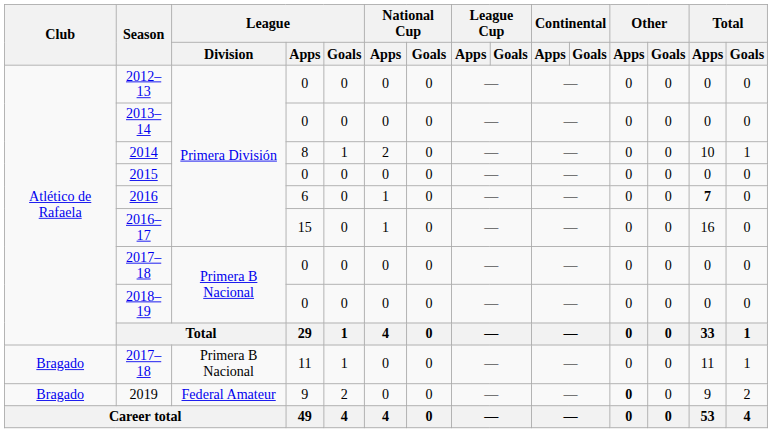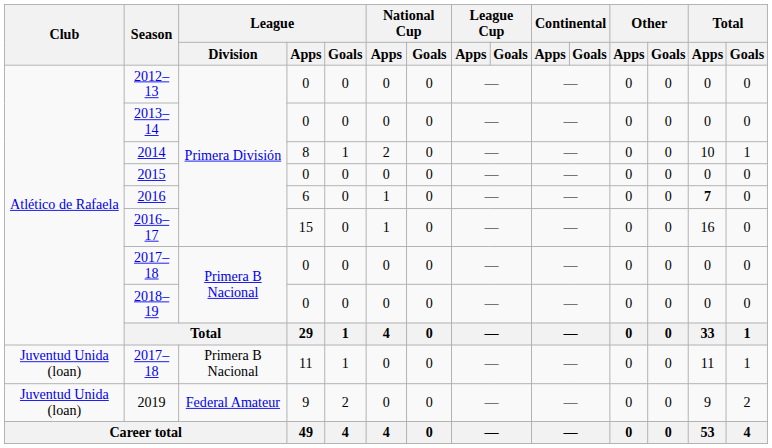(60, 364) Bragado -> (64, 364) Juventud Unida (loan)
(60, 394) Bragado -> (64, 402) Juventud Unida (loan)
(629, 394) bold -> (629, 402) normal
